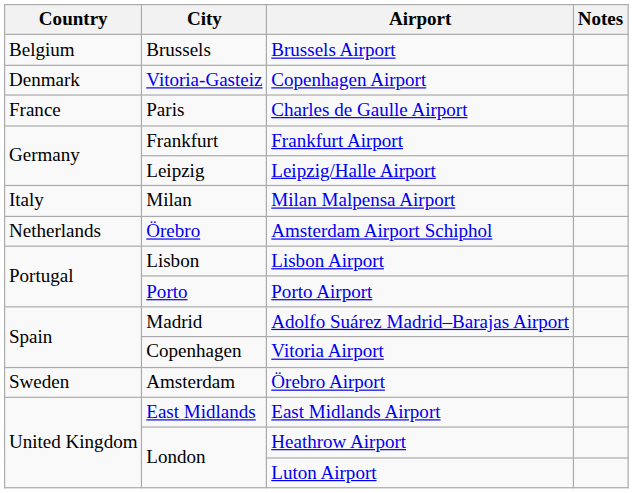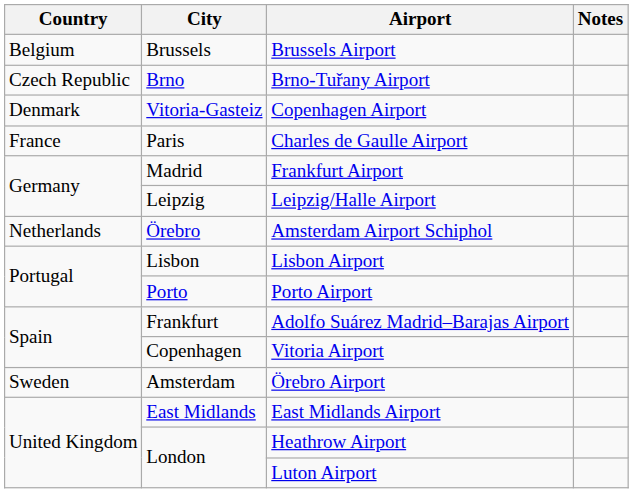+ row: (351, 79)
(182, 140) Frankfurt -> (174, 170) Madrid
- row: (363, 200)
(174, 321) Madrid -> (182, 321) Frankfurt
